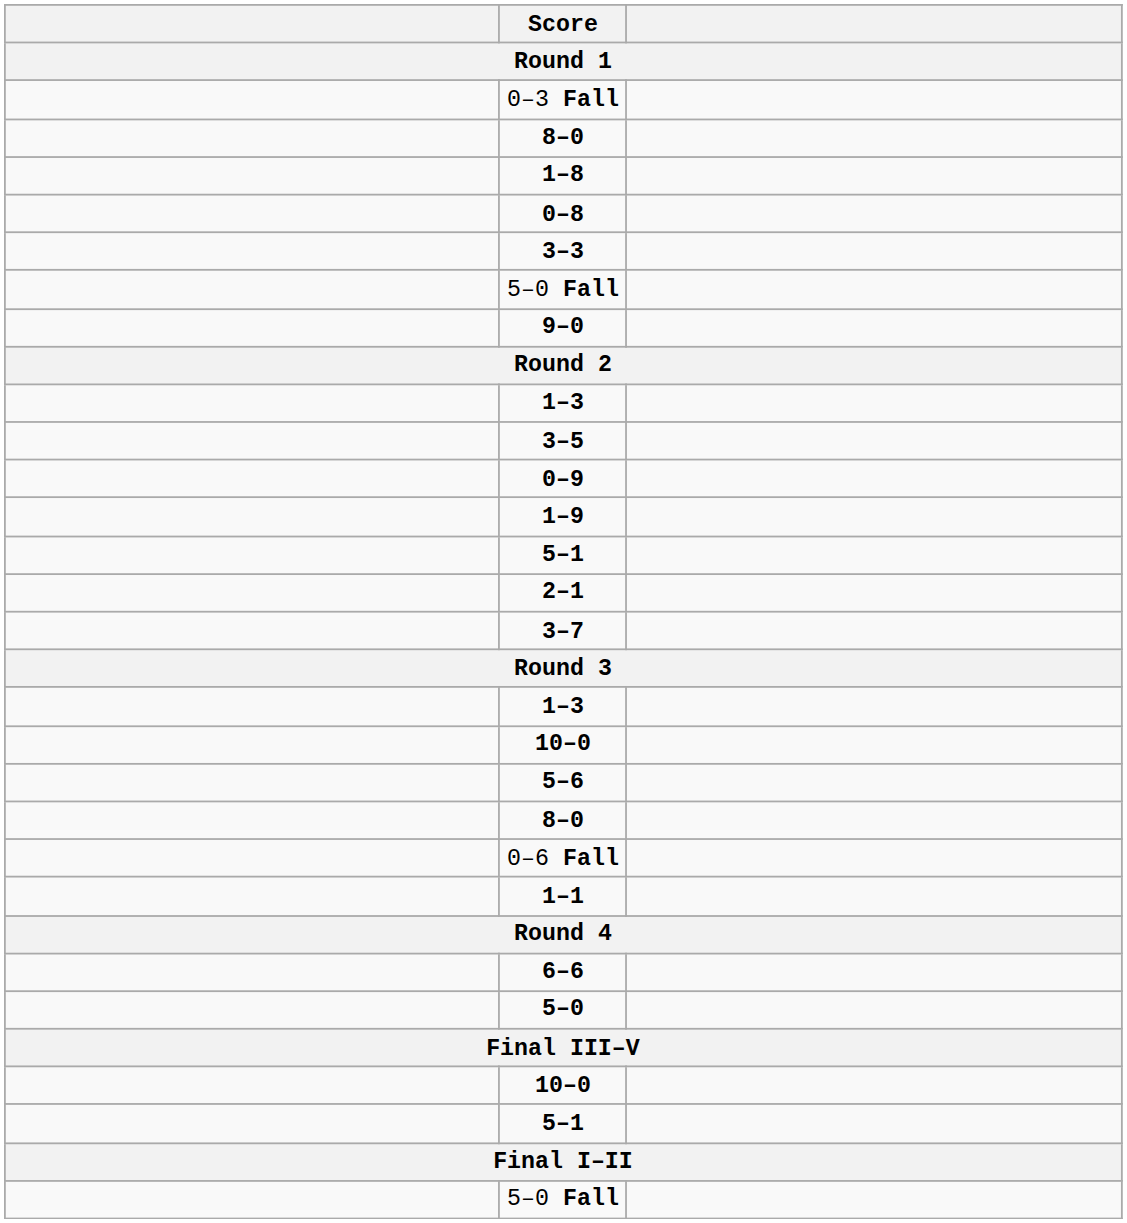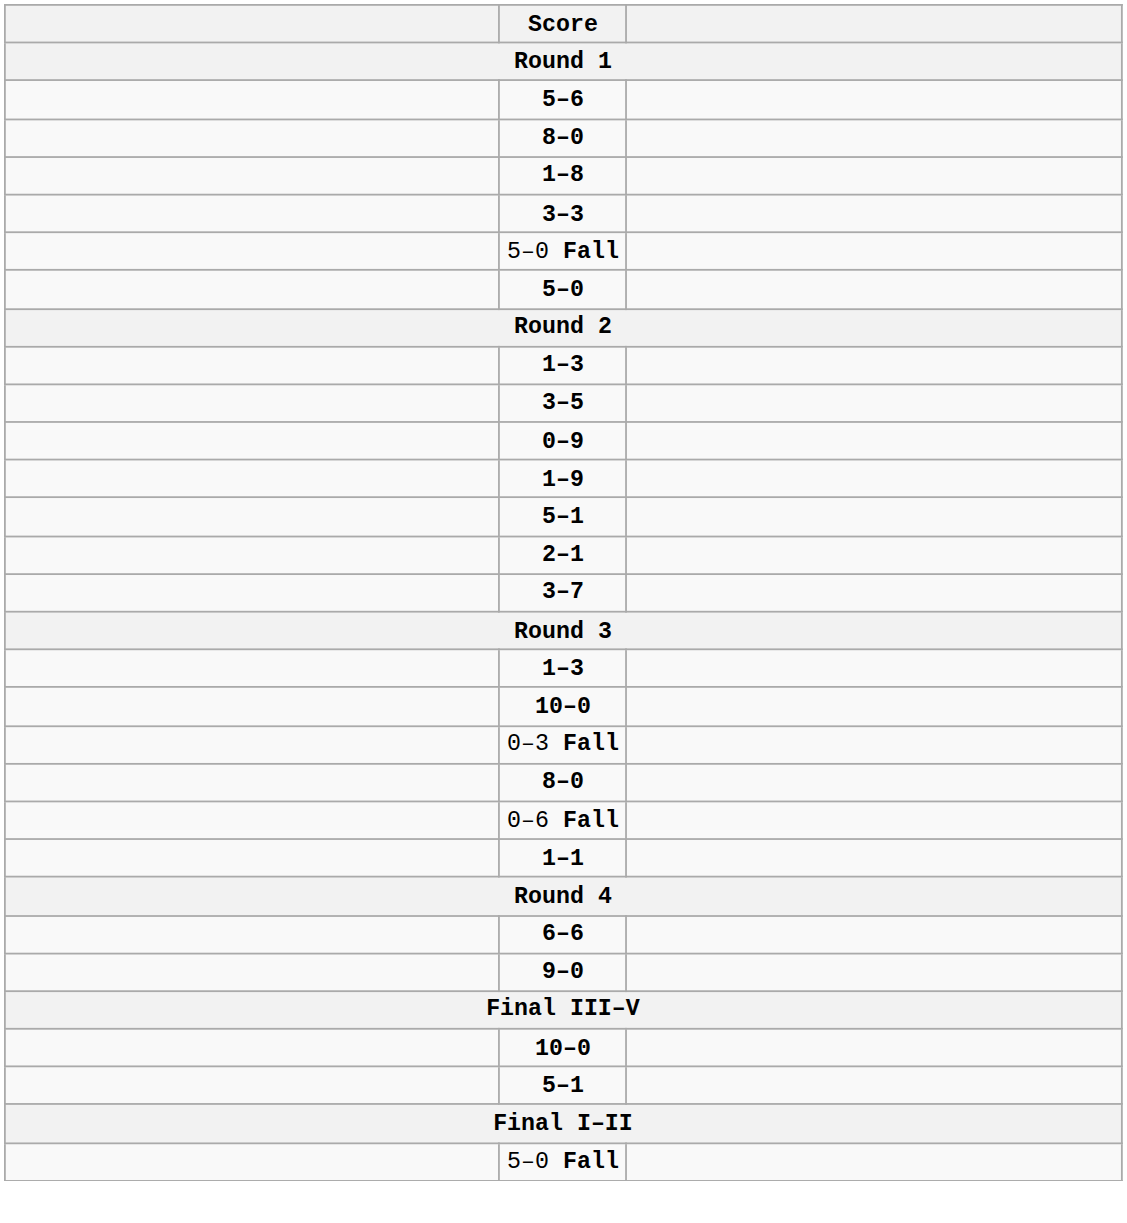rows swapped: (252, 782) <-> (252, 100)
- row: (252, 213)
rows swapped: (252, 1010) <-> (252, 327)
